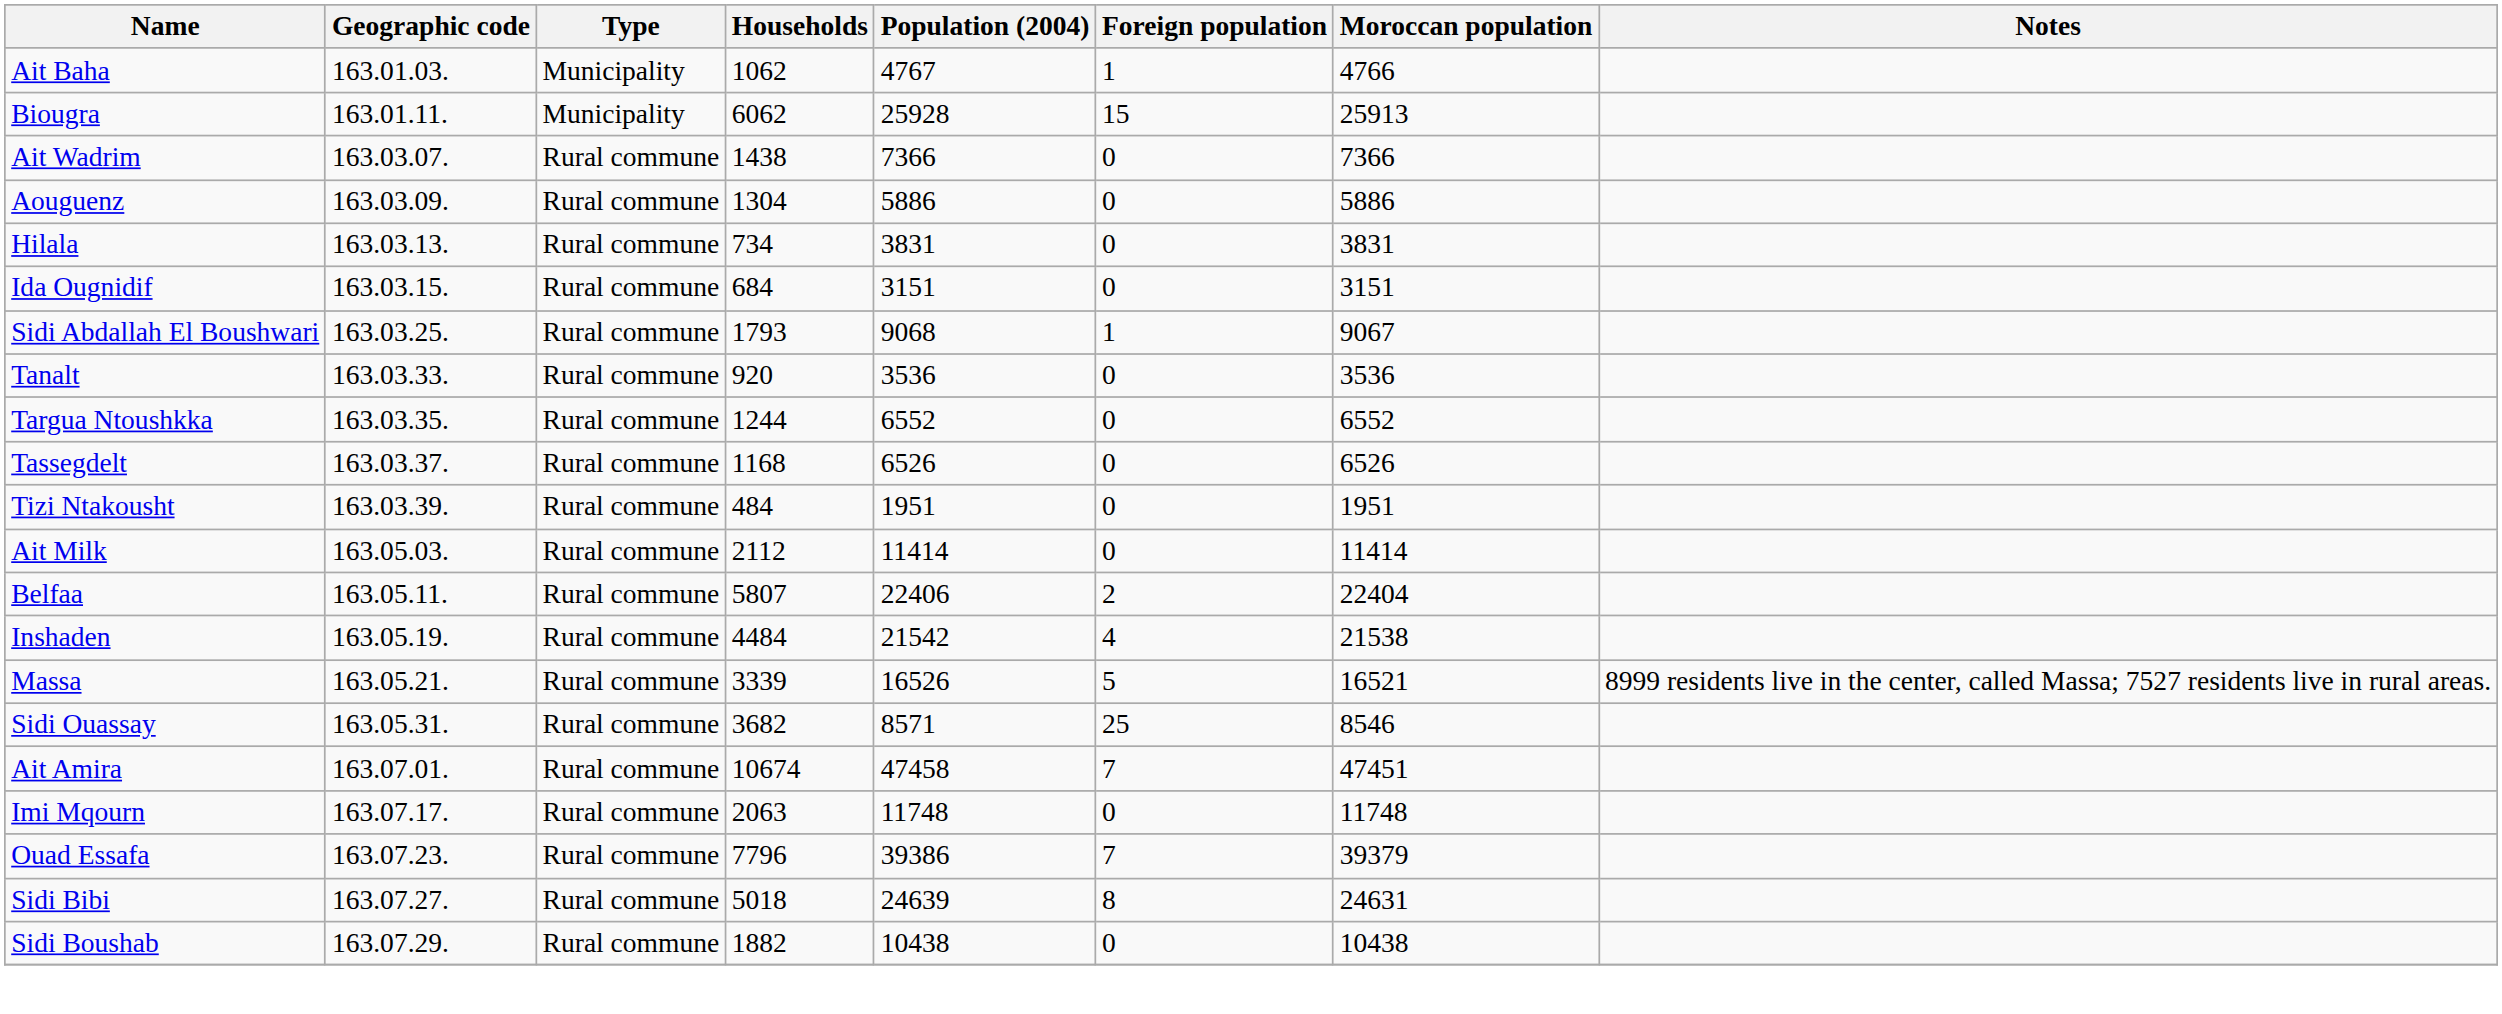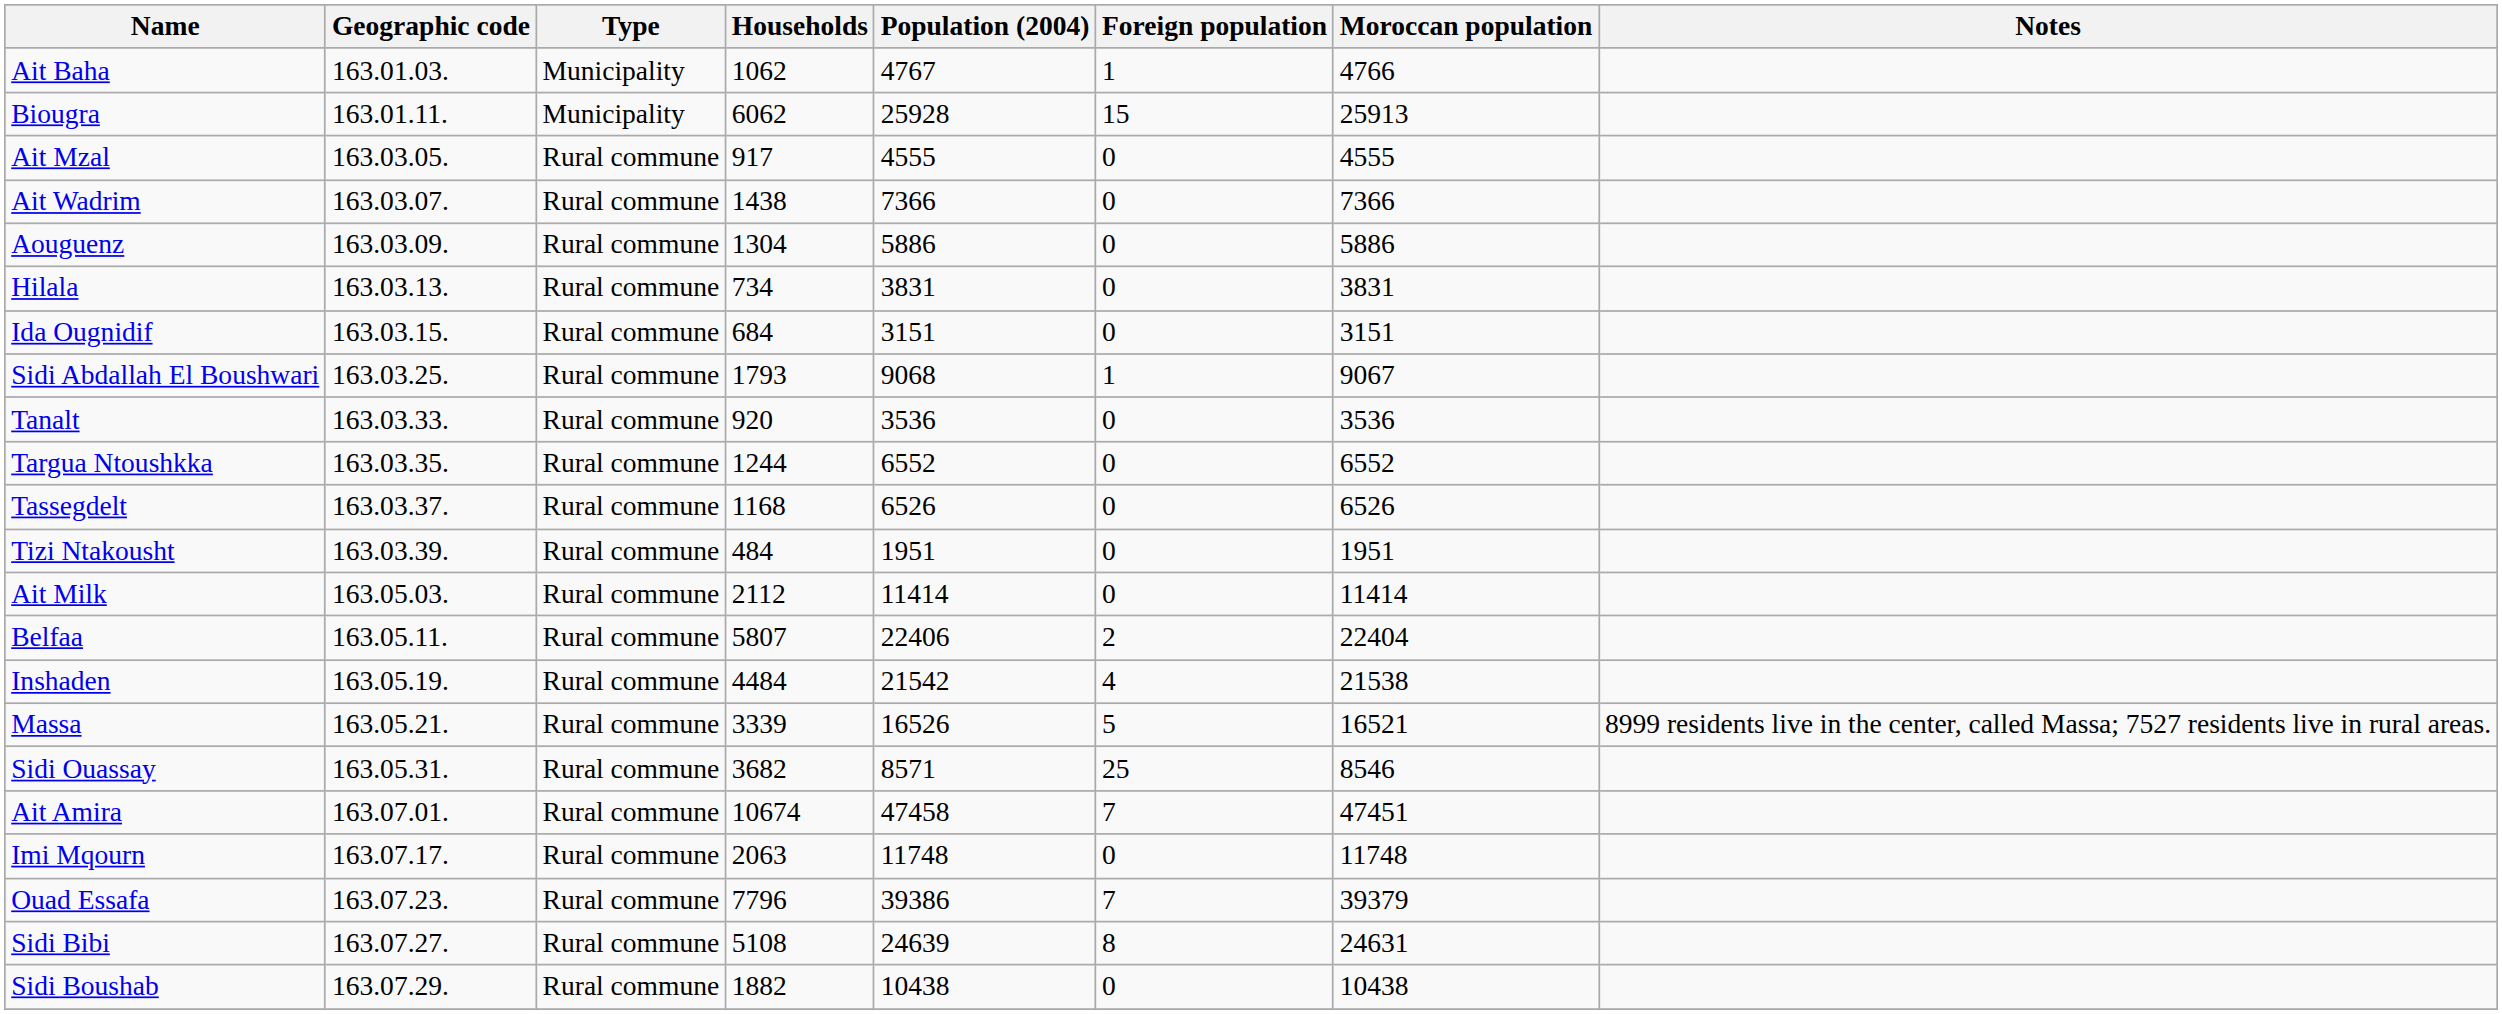+ row: (61, 157)
(759, 899) 5018 -> (759, 942) 5108
